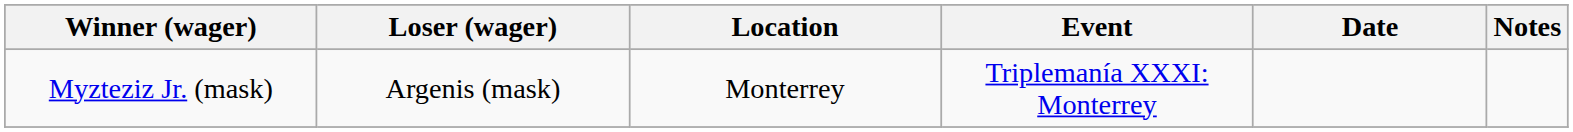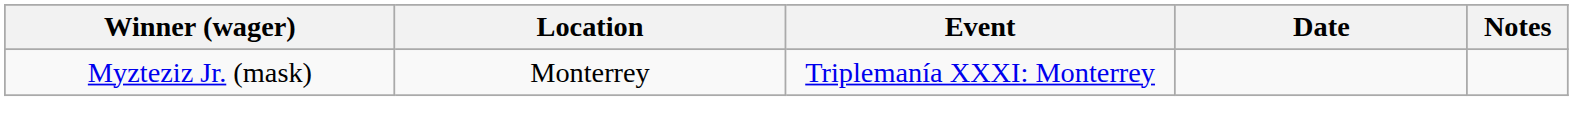- column: (473, 26)
